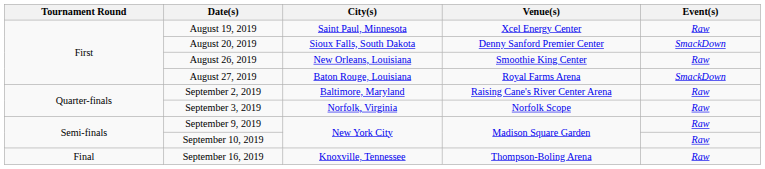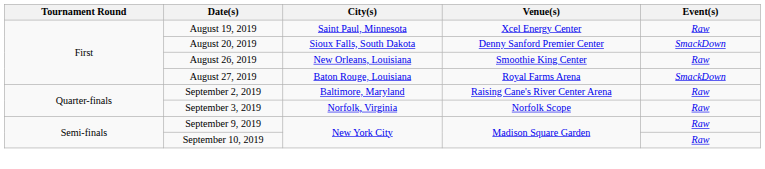- row: (223, 156)
